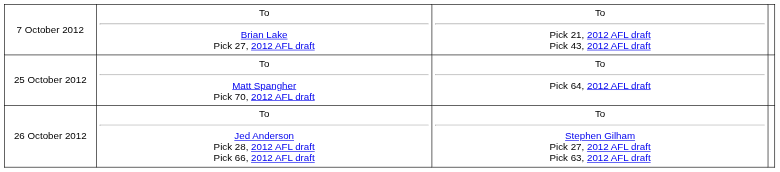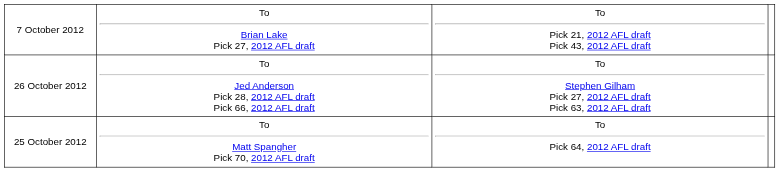rows swapped: (50, 80) <-> (50, 136)
